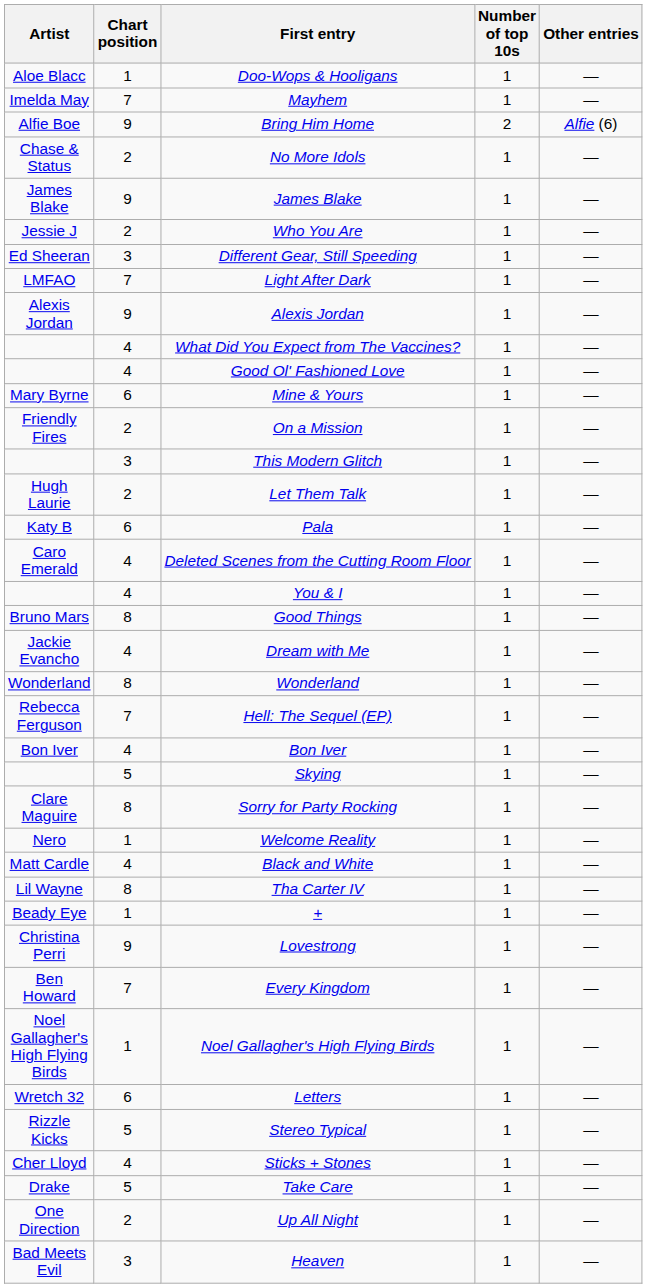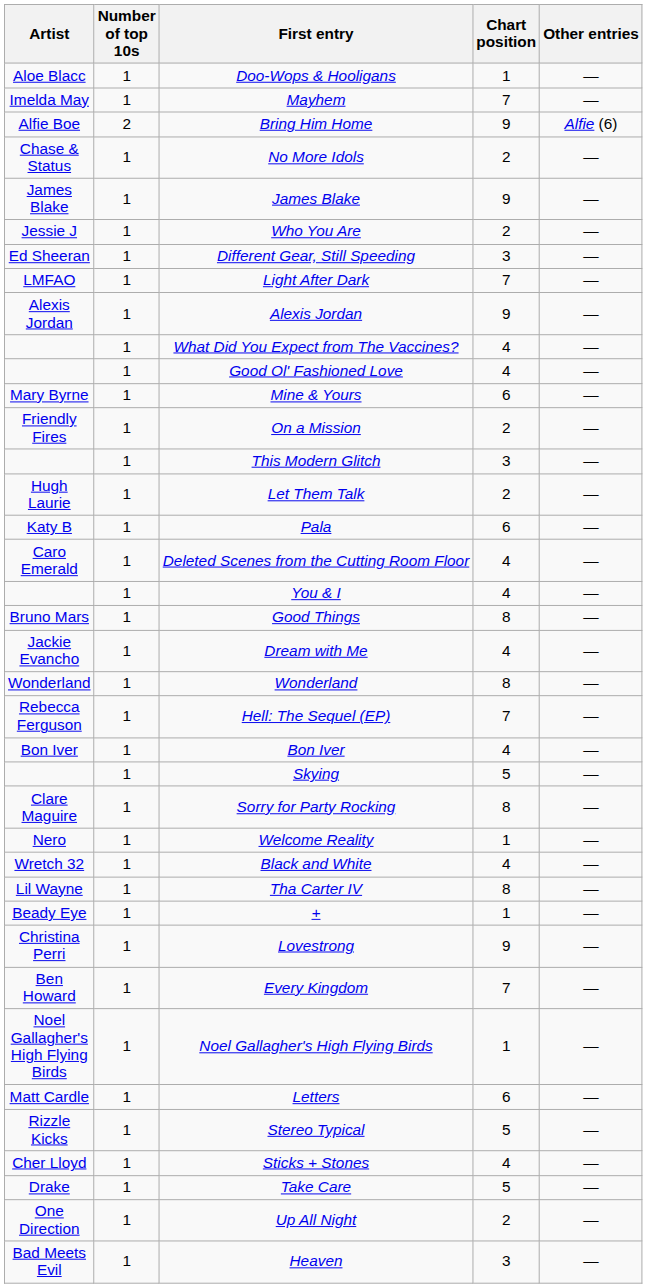columns swapped: (507, 33) <-> (128, 33)
(49, 864) Matt Cardle -> (49, 864) Wretch 32
(49, 1097) Wretch 32 -> (49, 1097) Matt Cardle
